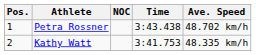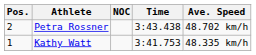(10, 28) 1 -> (10, 28) 2
(10, 43) 2 -> (10, 43) 1
